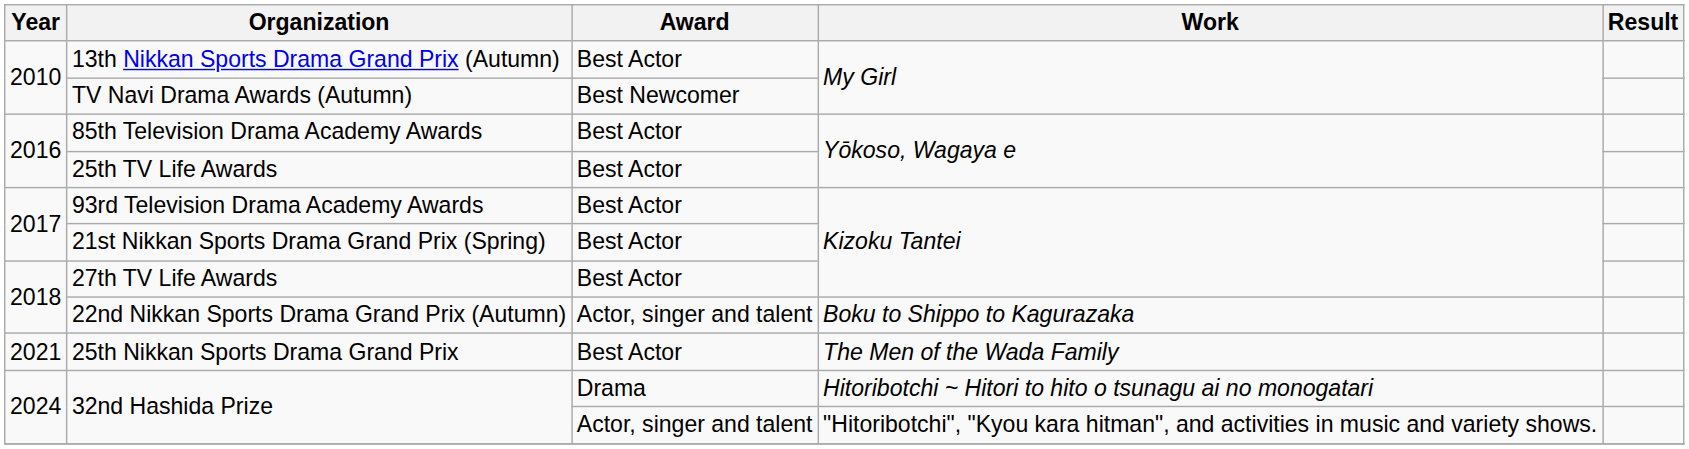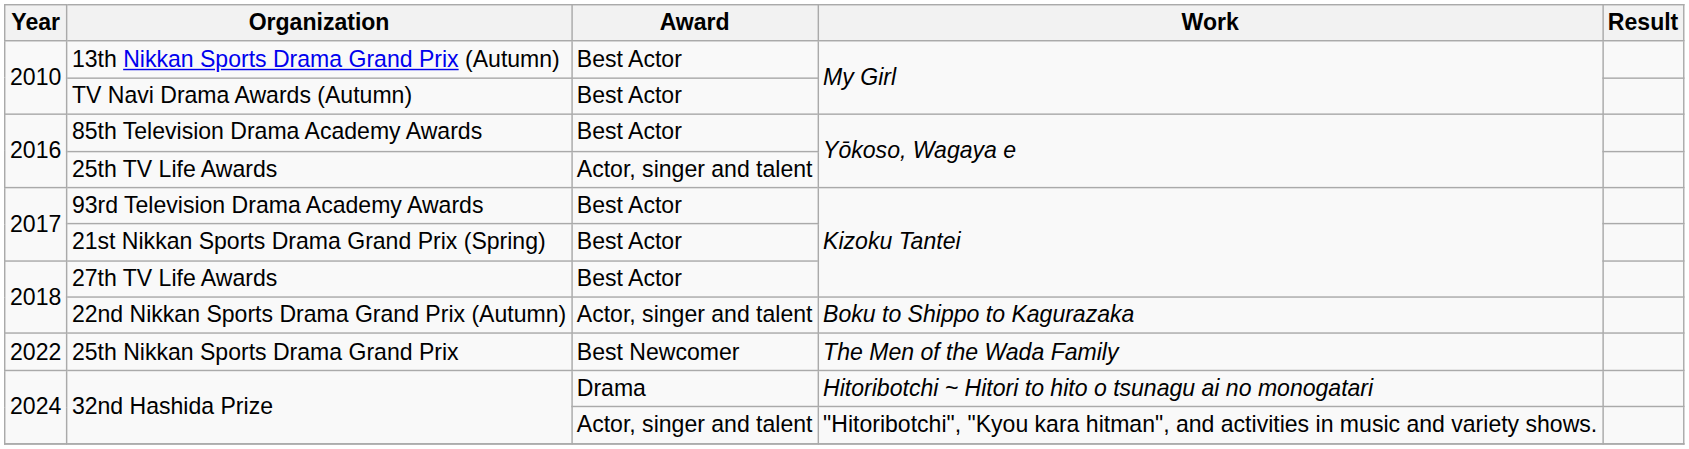(658, 95) Best Newcomer -> (629, 95) Best Actor
(629, 168) Best Actor -> (695, 168) Actor, singer and talent
(36, 351) 2021 -> (36, 351) 2022
(629, 351) Best Actor -> (658, 351) Best Newcomer
